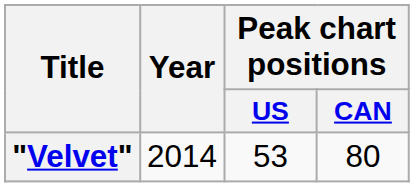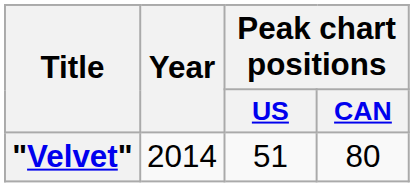(270, 156) 53 -> (270, 156) 51
